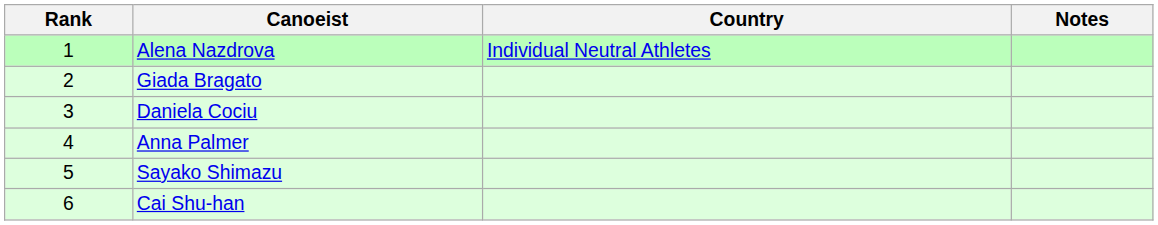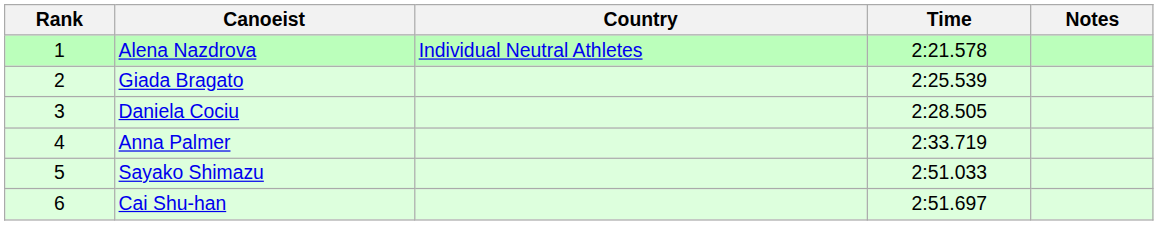+ column: (949, 19)
